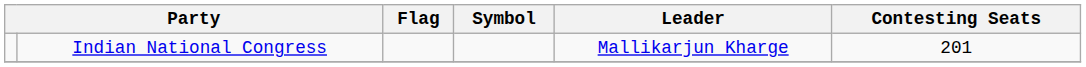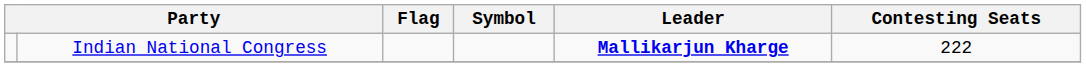(693, 48) normal -> (693, 48) bold
(956, 48) 201 -> (956, 48) 222
